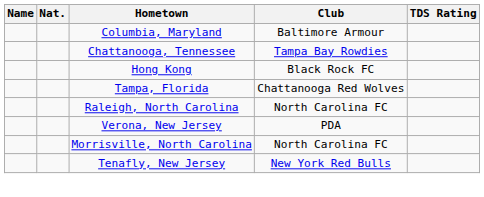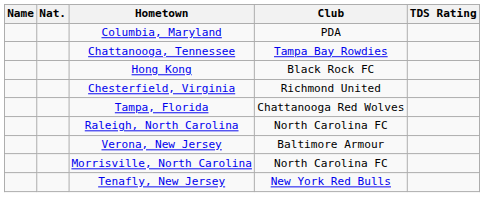(331, 32) Baltimore Armour -> (331, 32) PDA
+ row: (162, 88)
(331, 126) PDA -> (331, 144) Baltimore Armour
